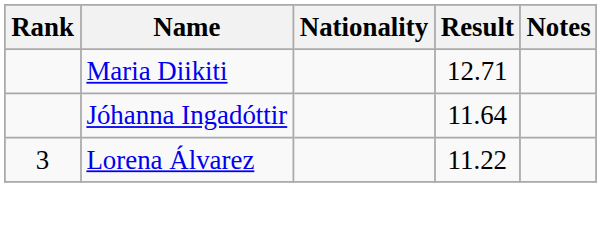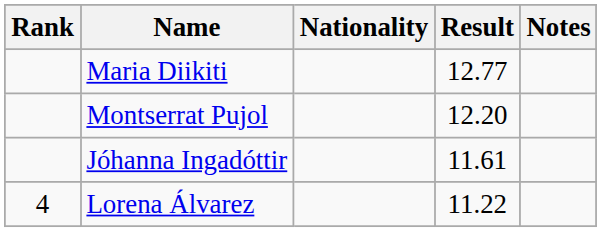(477, 71) 12.71 -> (477, 71) 12.77
+ row: (177, 115)
(477, 115) 11.64 -> (477, 159) 11.61
(43, 159) 3 -> (43, 204) 4
